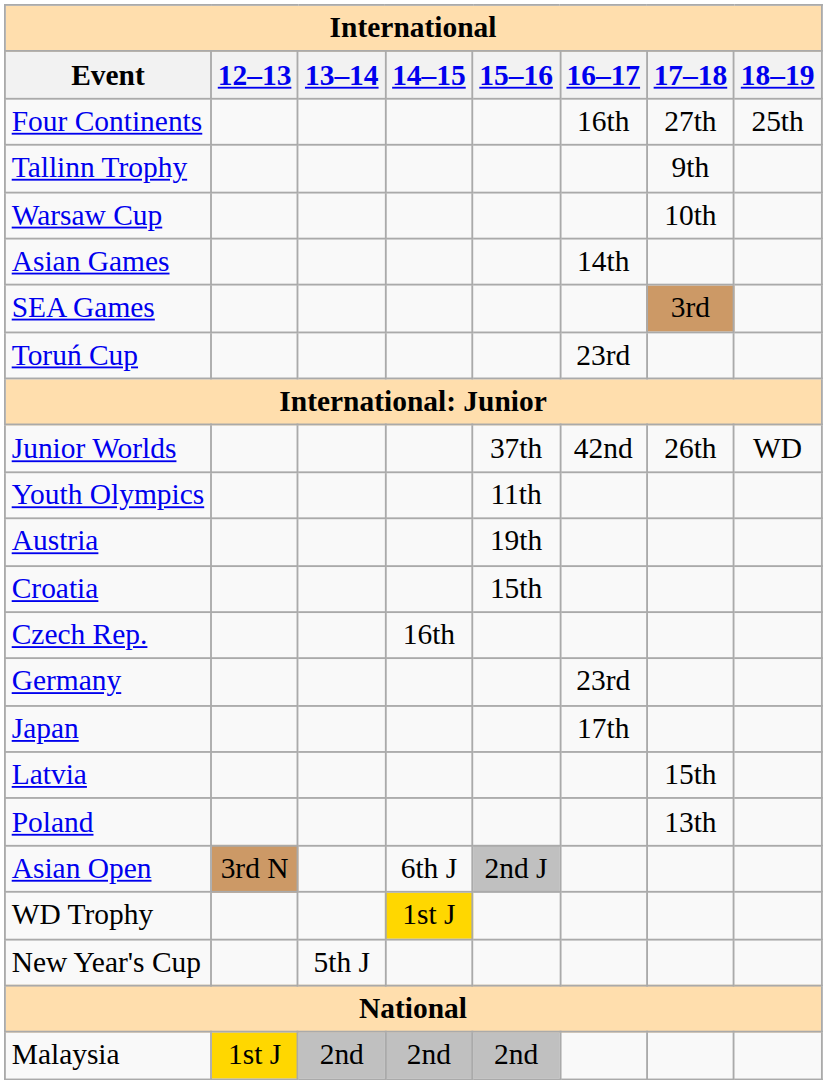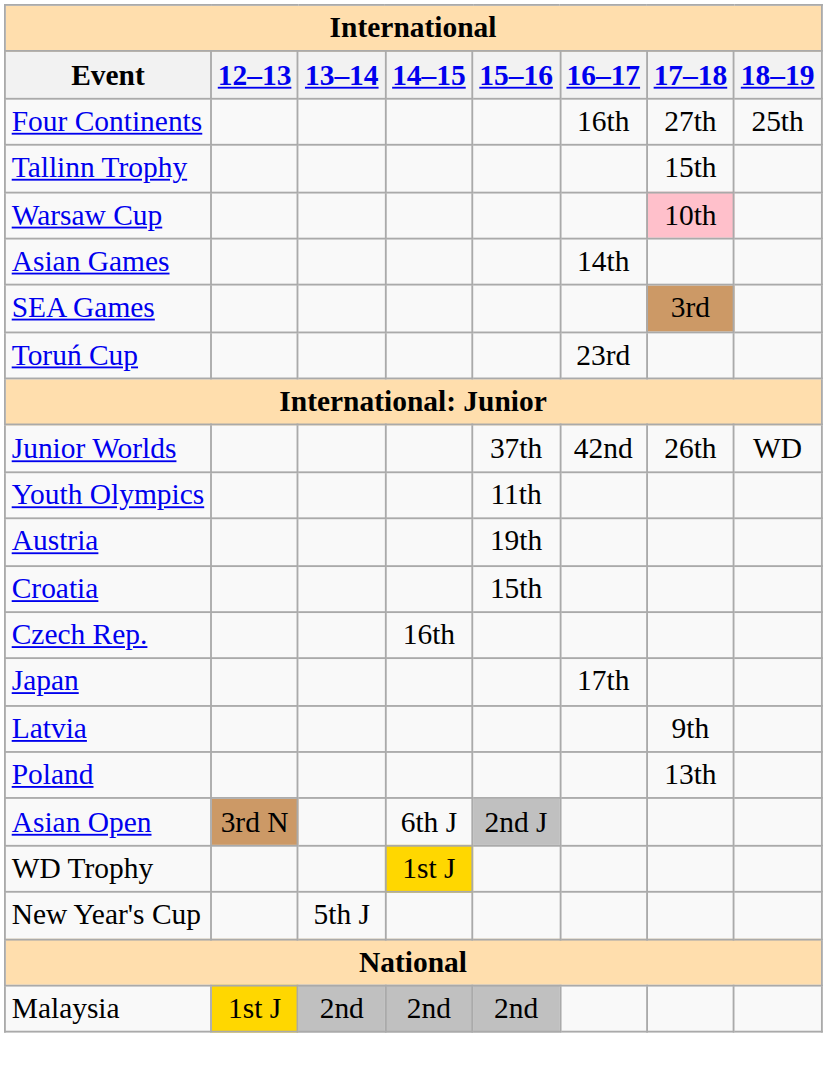(690, 167) 9th -> (690, 167) 15th
(690, 214) no background -> (690, 214) pink background
- row: (66, 681)
(690, 774) 15th -> (690, 728) 9th
